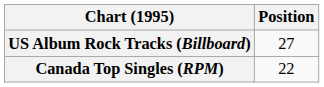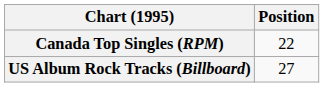rows swapped: (129, 69) <-> (129, 43)
